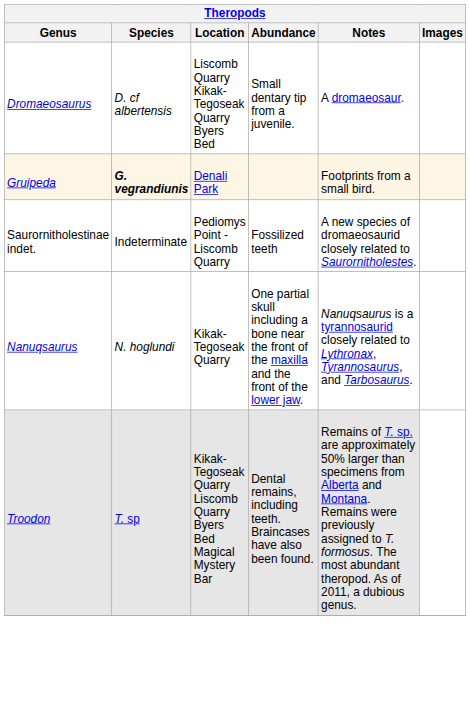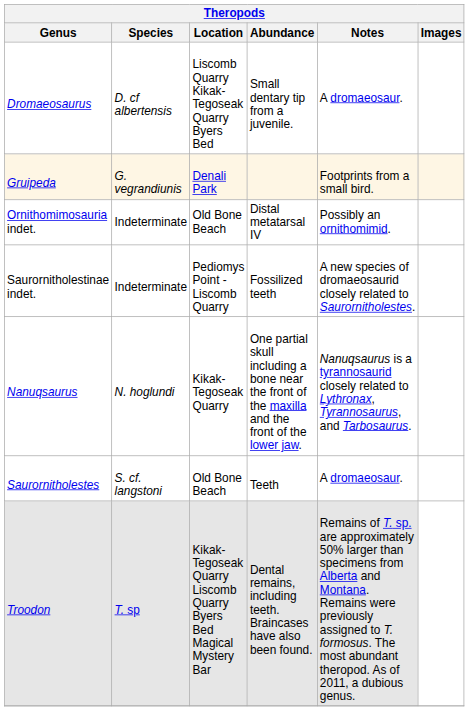(151, 183) bold -> (148, 183) normal
+ row: (57, 222)
+ row: (53, 484)
